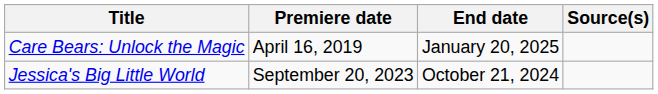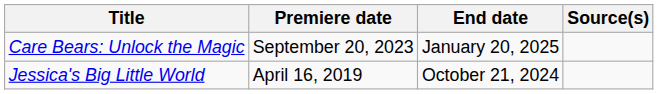(308, 46) April 16, 2019 -> (333, 46) September 20, 2023
(333, 74) September 20, 2023 -> (308, 74) April 16, 2019
